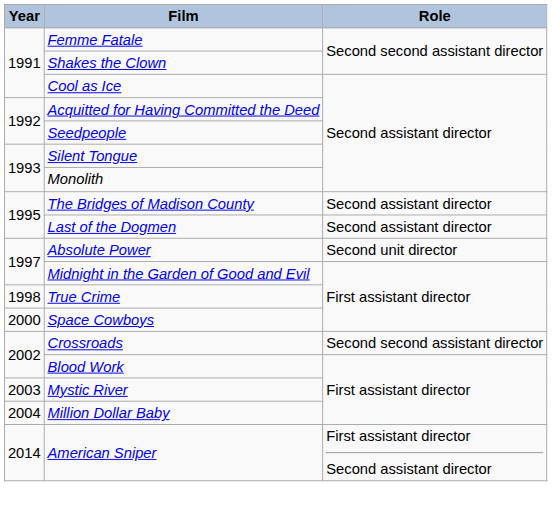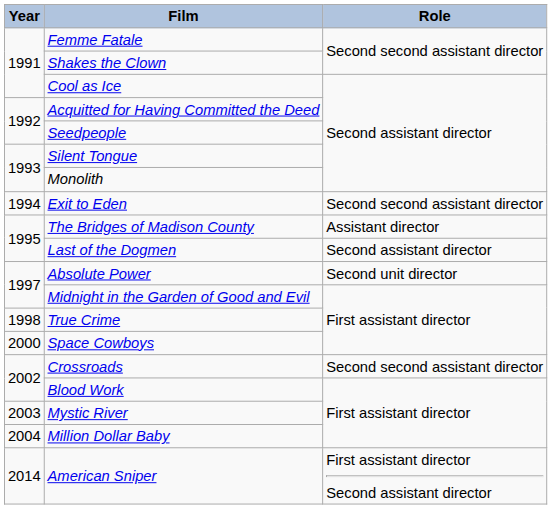+ row: (87, 203)
(409, 203) Second assistant director -> (383, 226) Assistant director
